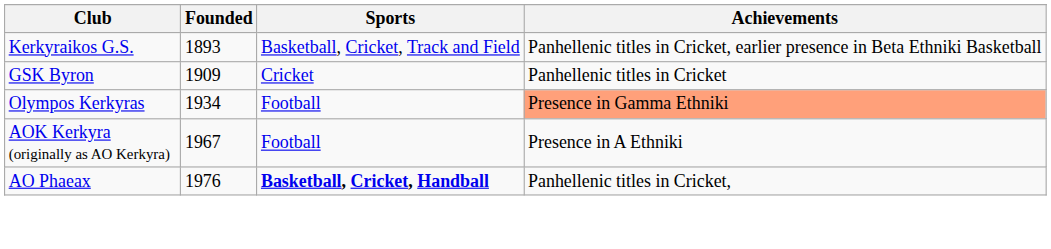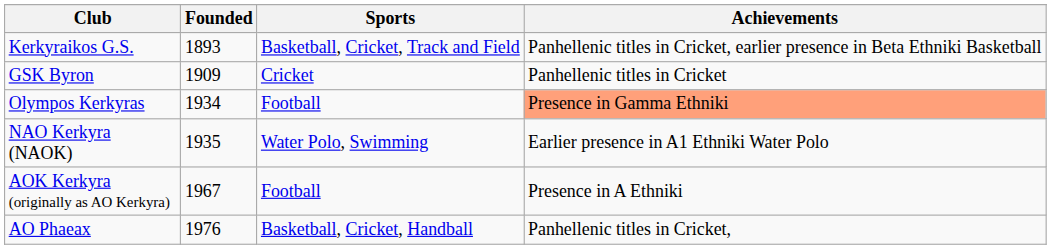+ row: (60, 142)
(375, 180) bold -> (367, 229) normal
